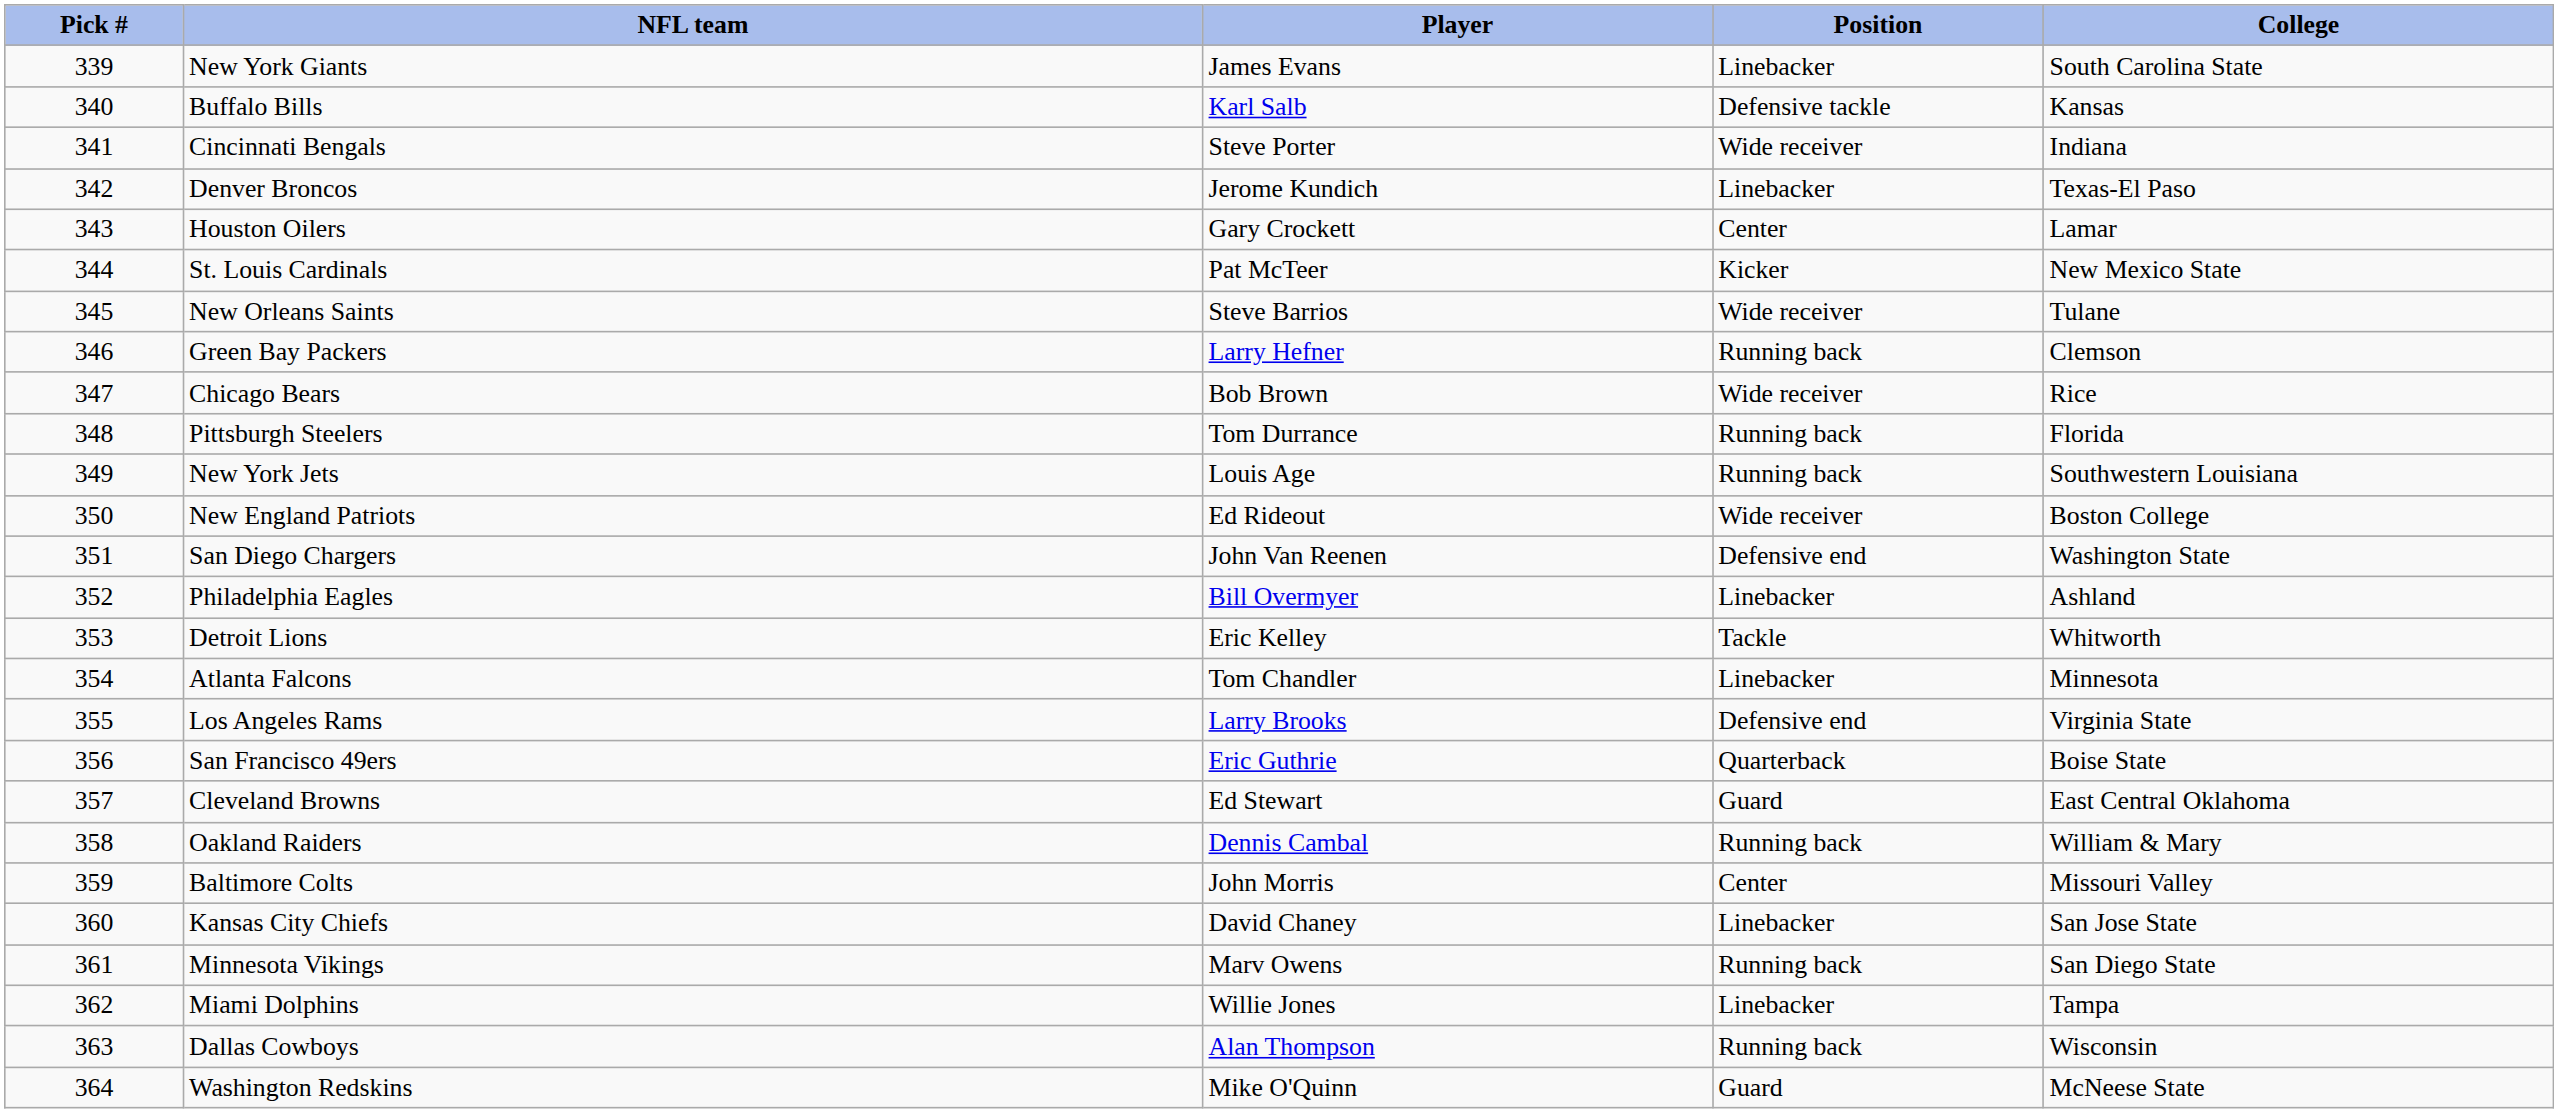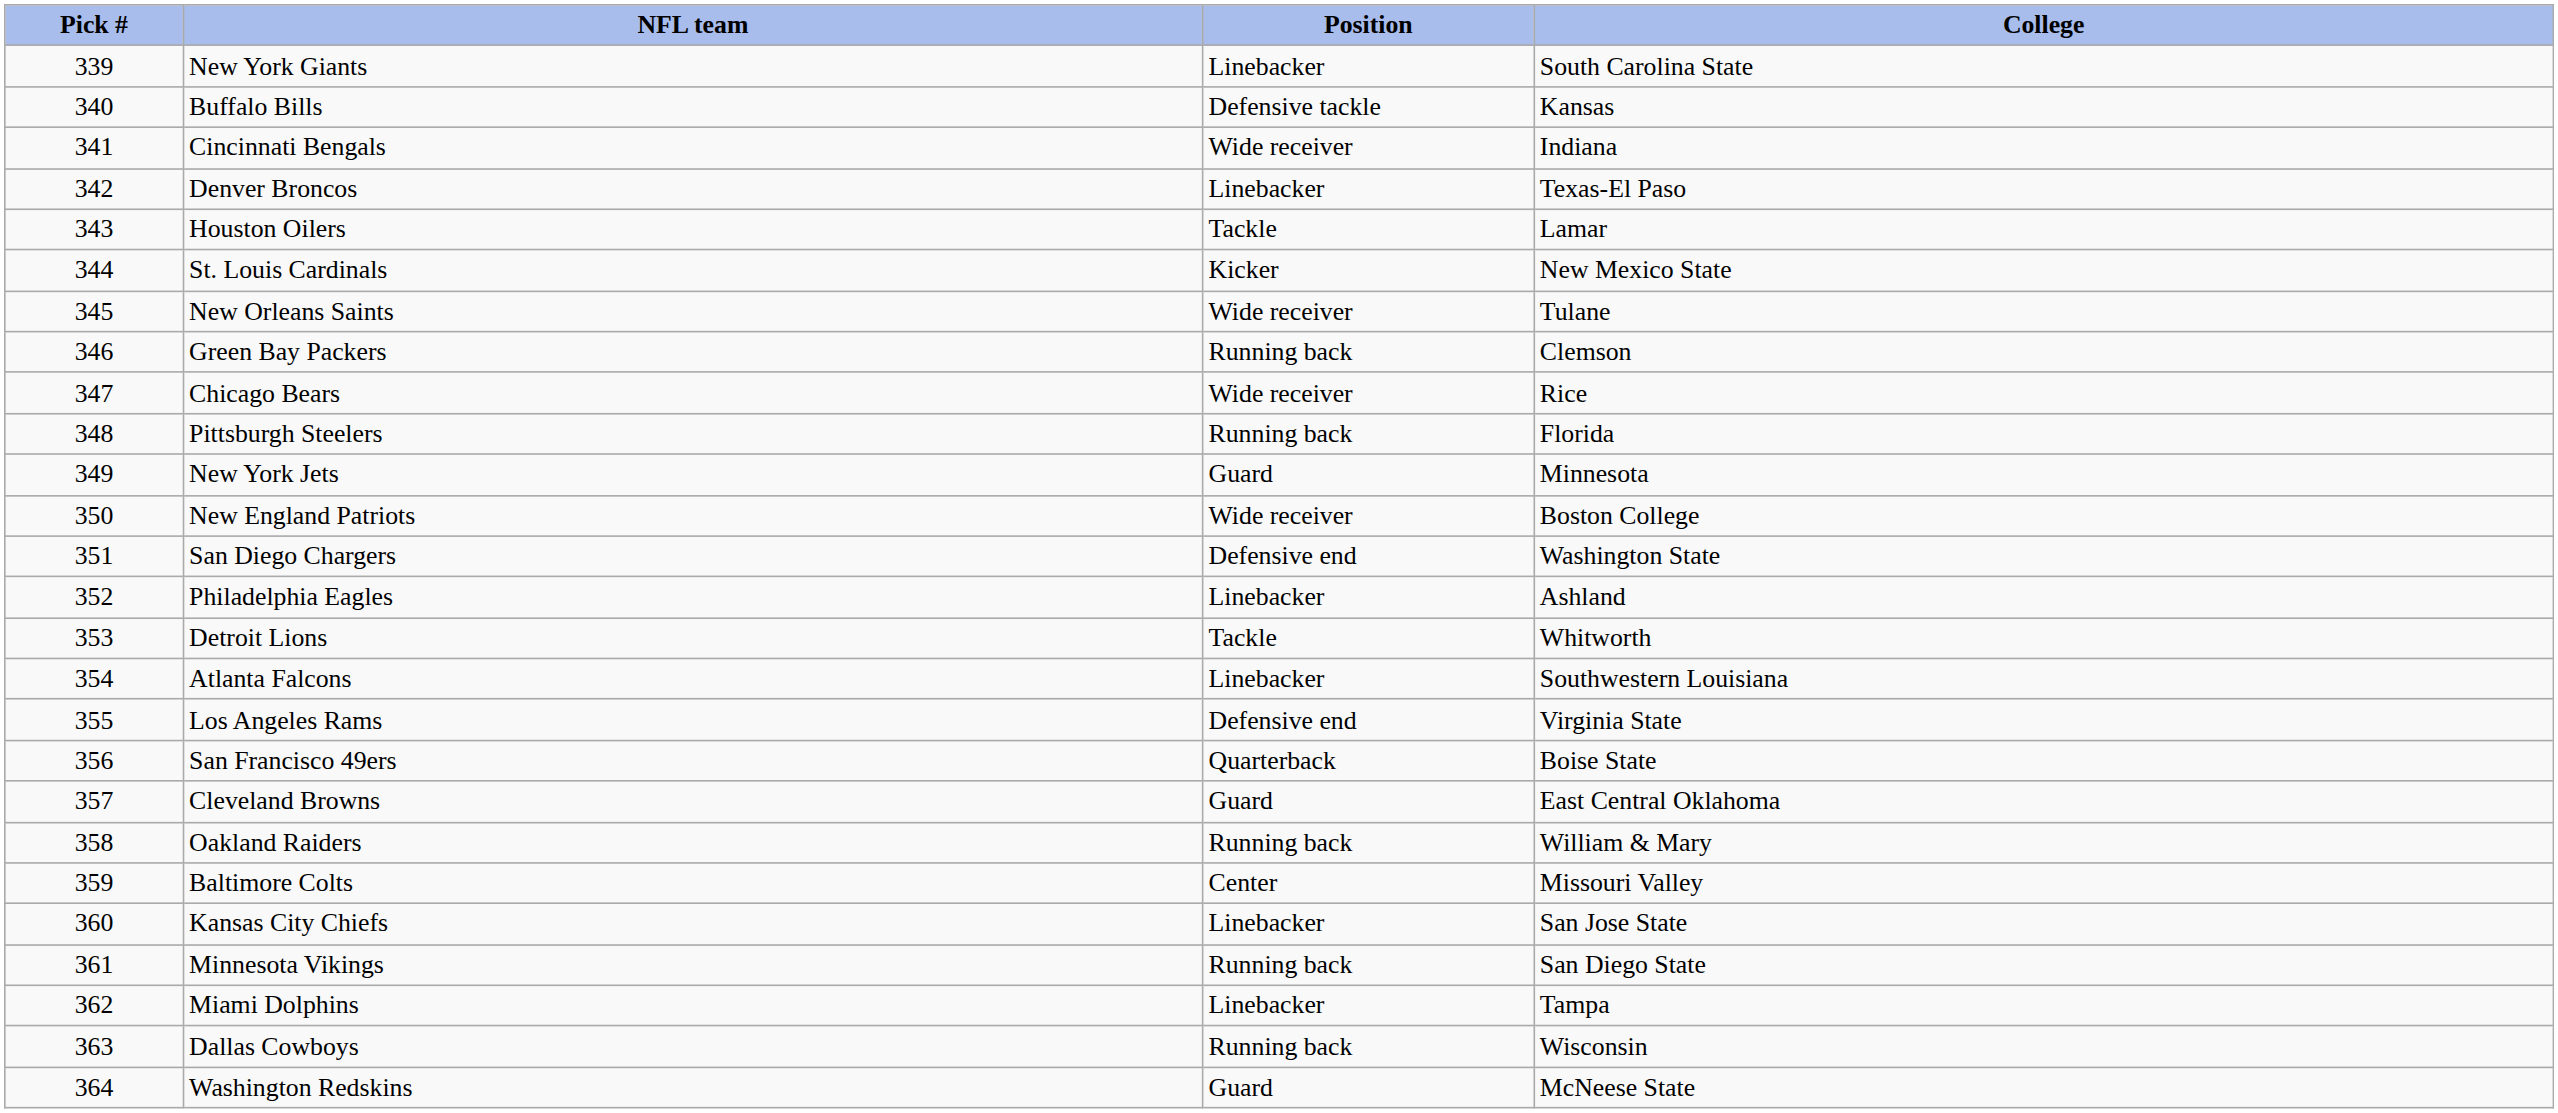- column: (1457, 24)
(1753, 229) Center -> (1243, 229) Tackle
(1790, 474) Running back -> (1241, 474) Guard
(2174, 474) Southwestern Louisiana -> (1594, 474) Minnesota
(2104, 678) Minnesota -> (1664, 678) Southwestern Louisiana
